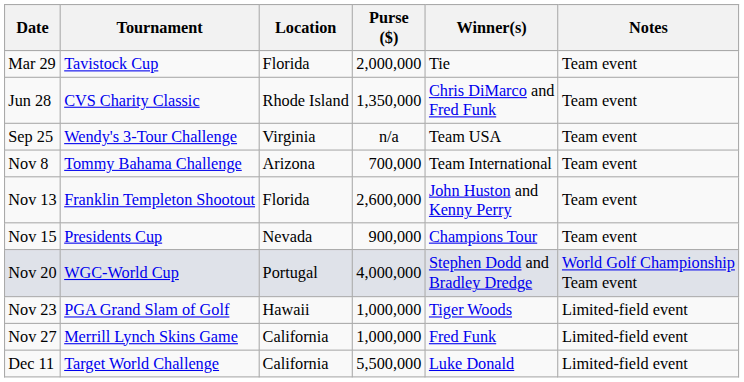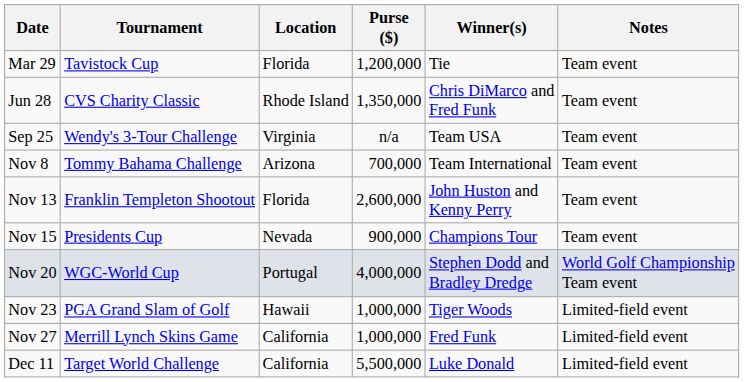(389, 64) 2,000,000 -> (389, 64) 1,200,000
